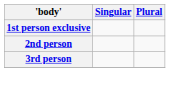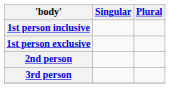+ row: (48, 28)
